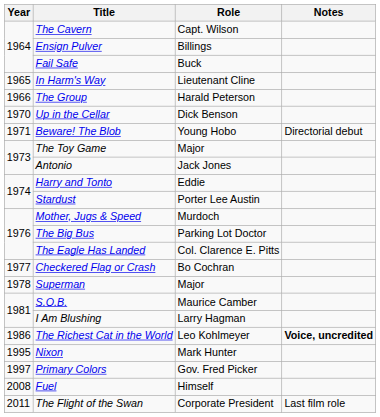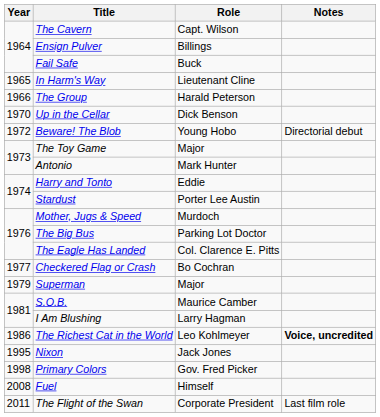(19, 132) 1971 -> (19, 132) 1972
(204, 166) Jack Jones -> (207, 166) Mark Hunter
(19, 285) 1978 -> (19, 285) 1979
(207, 353) Mark Hunter -> (204, 353) Jack Jones
(19, 370) 1997 -> (19, 370) 1998
